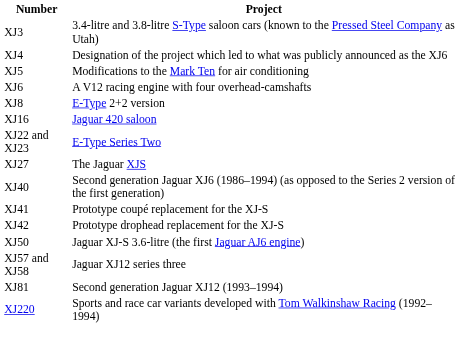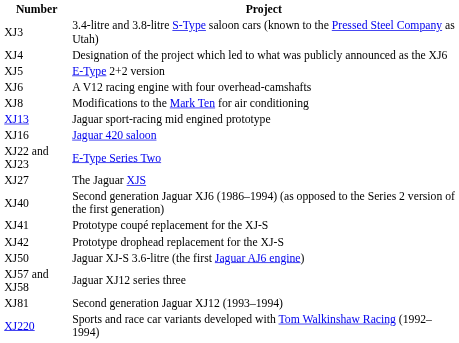(191, 71) Modifications to the Mark Ten for air conditioning -> (118, 71) E-Type 2+2 version
(118, 103) E-Type 2+2 version -> (191, 103) Modifications to the Mark Ten for air conditioning
+ row: (17, 119)
